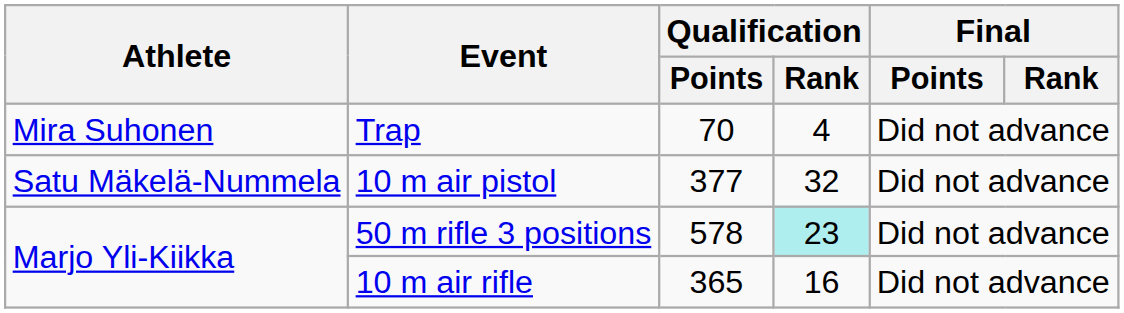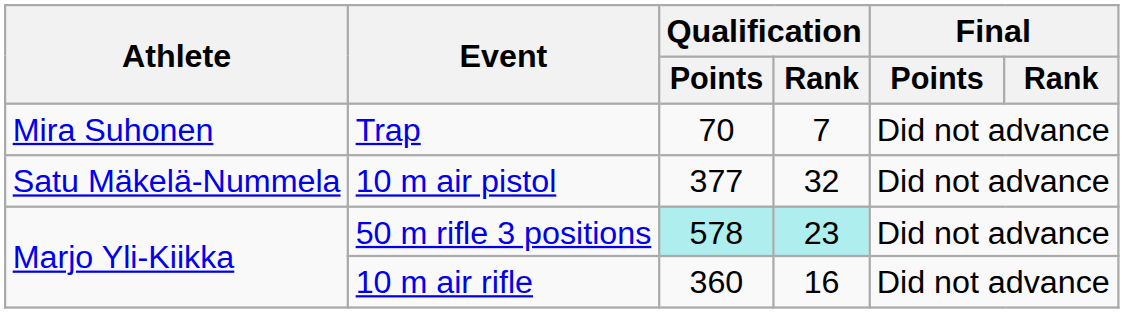(822, 130) 4 -> (822, 130) 7
(716, 232) no background -> (716, 232) paleturquoise background
(716, 283) 365 -> (716, 283) 360
